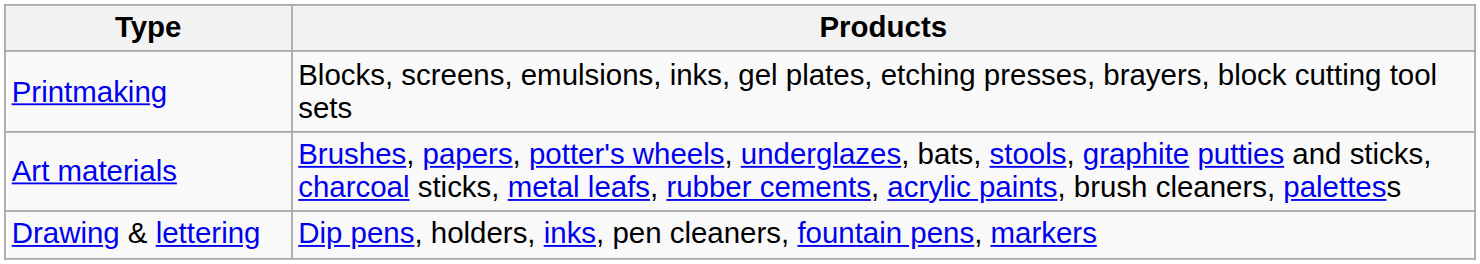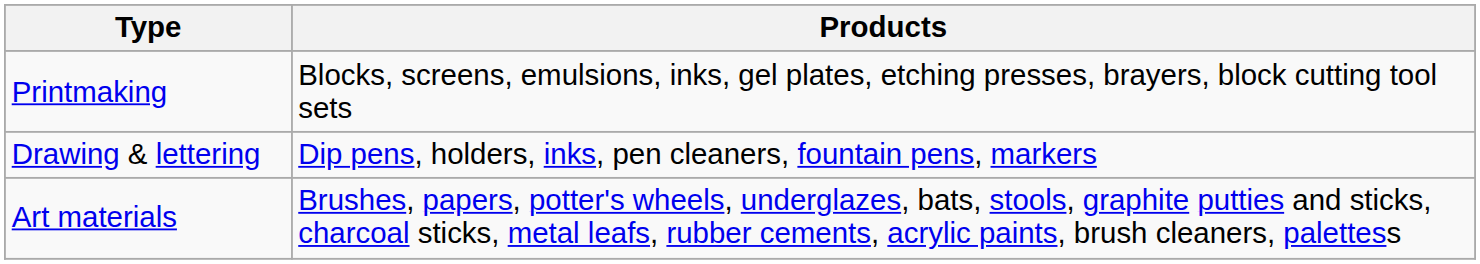rows swapped: (136, 234) <-> (94, 170)
